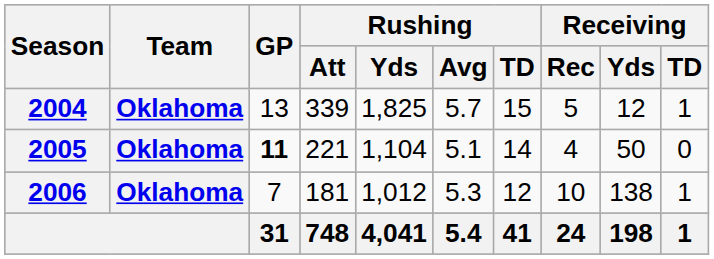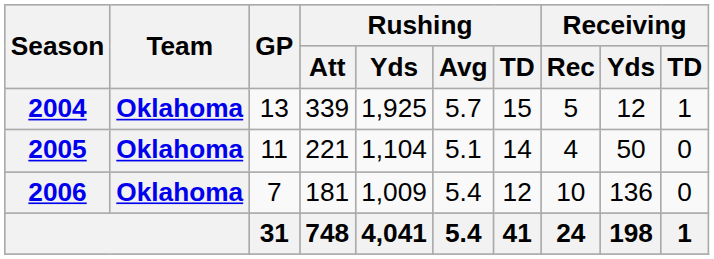(394, 108) 1,825 -> (394, 108) 1,925
(274, 150) bold -> (274, 150) normal
(394, 191) 1,012 -> (394, 191) 1,009
(463, 191) 5.3 -> (463, 191) 5.4
(631, 191) 138 -> (631, 191) 136
(685, 191) 1 -> (685, 191) 0
